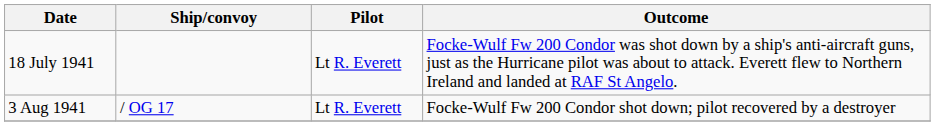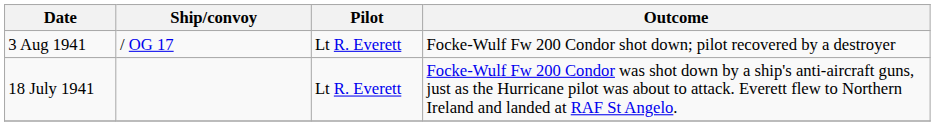rows swapped: (51, 62) <-> (47, 107)
